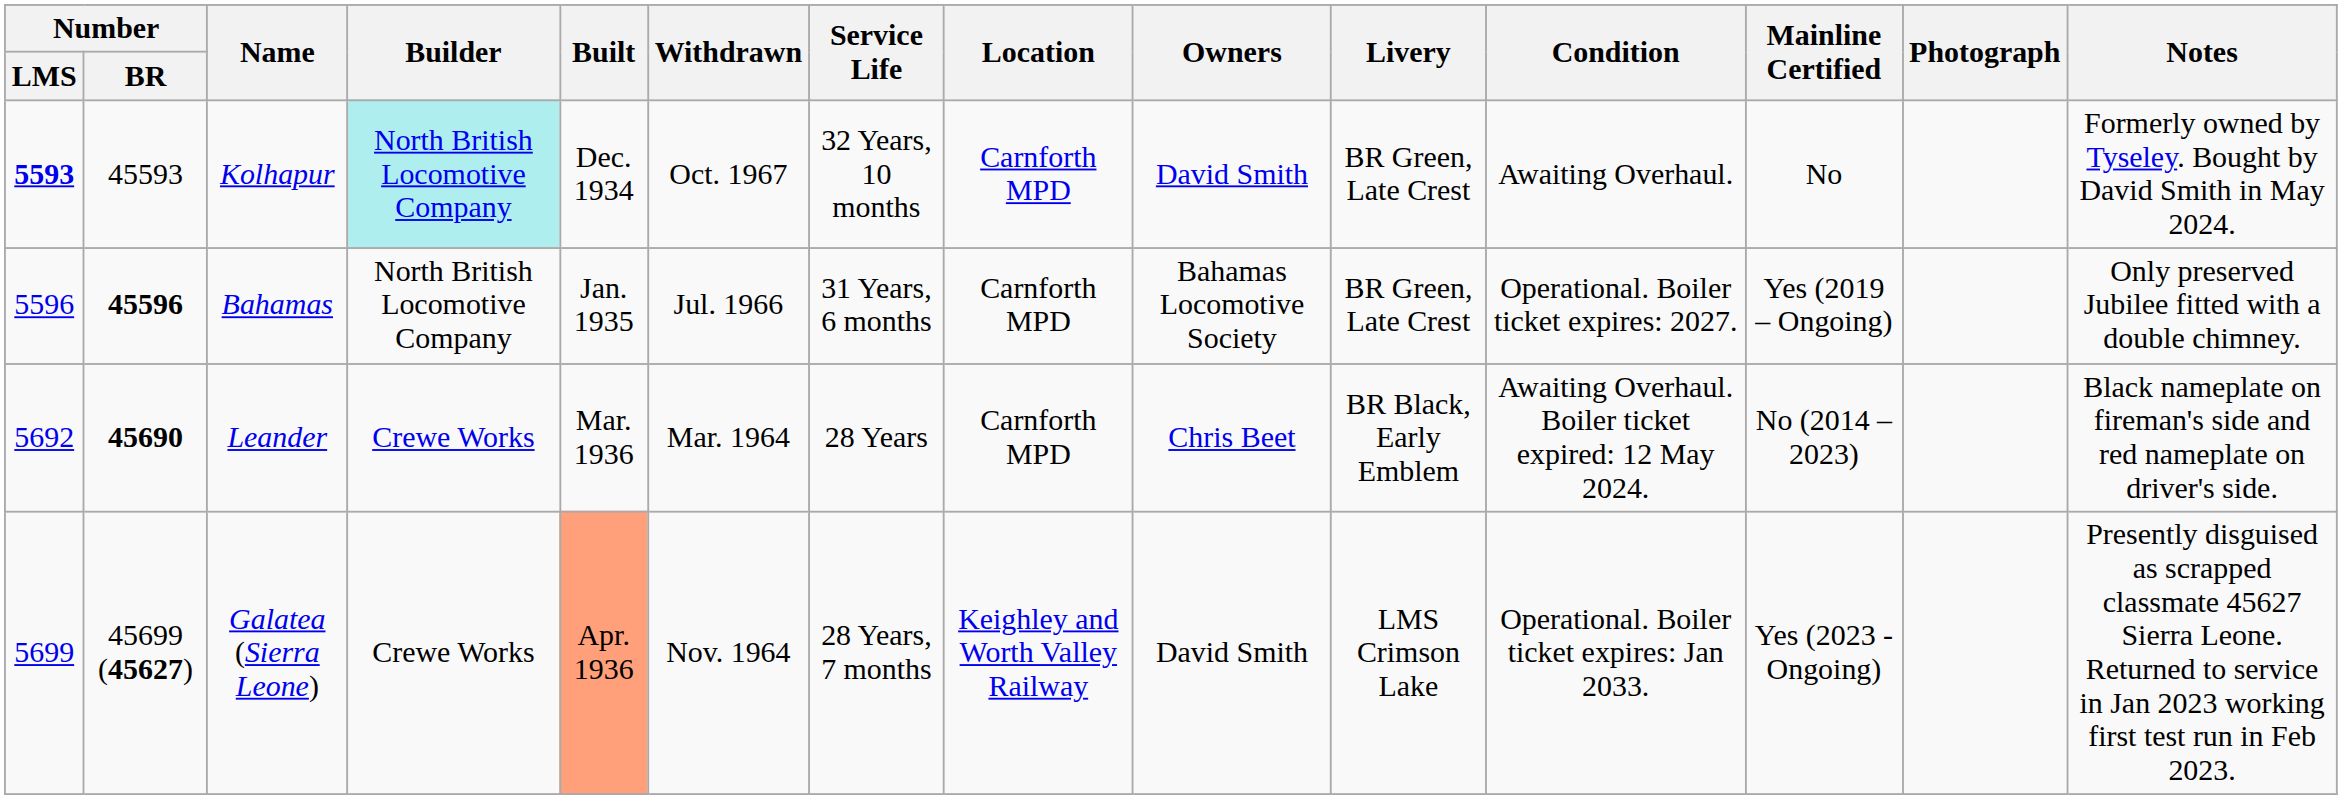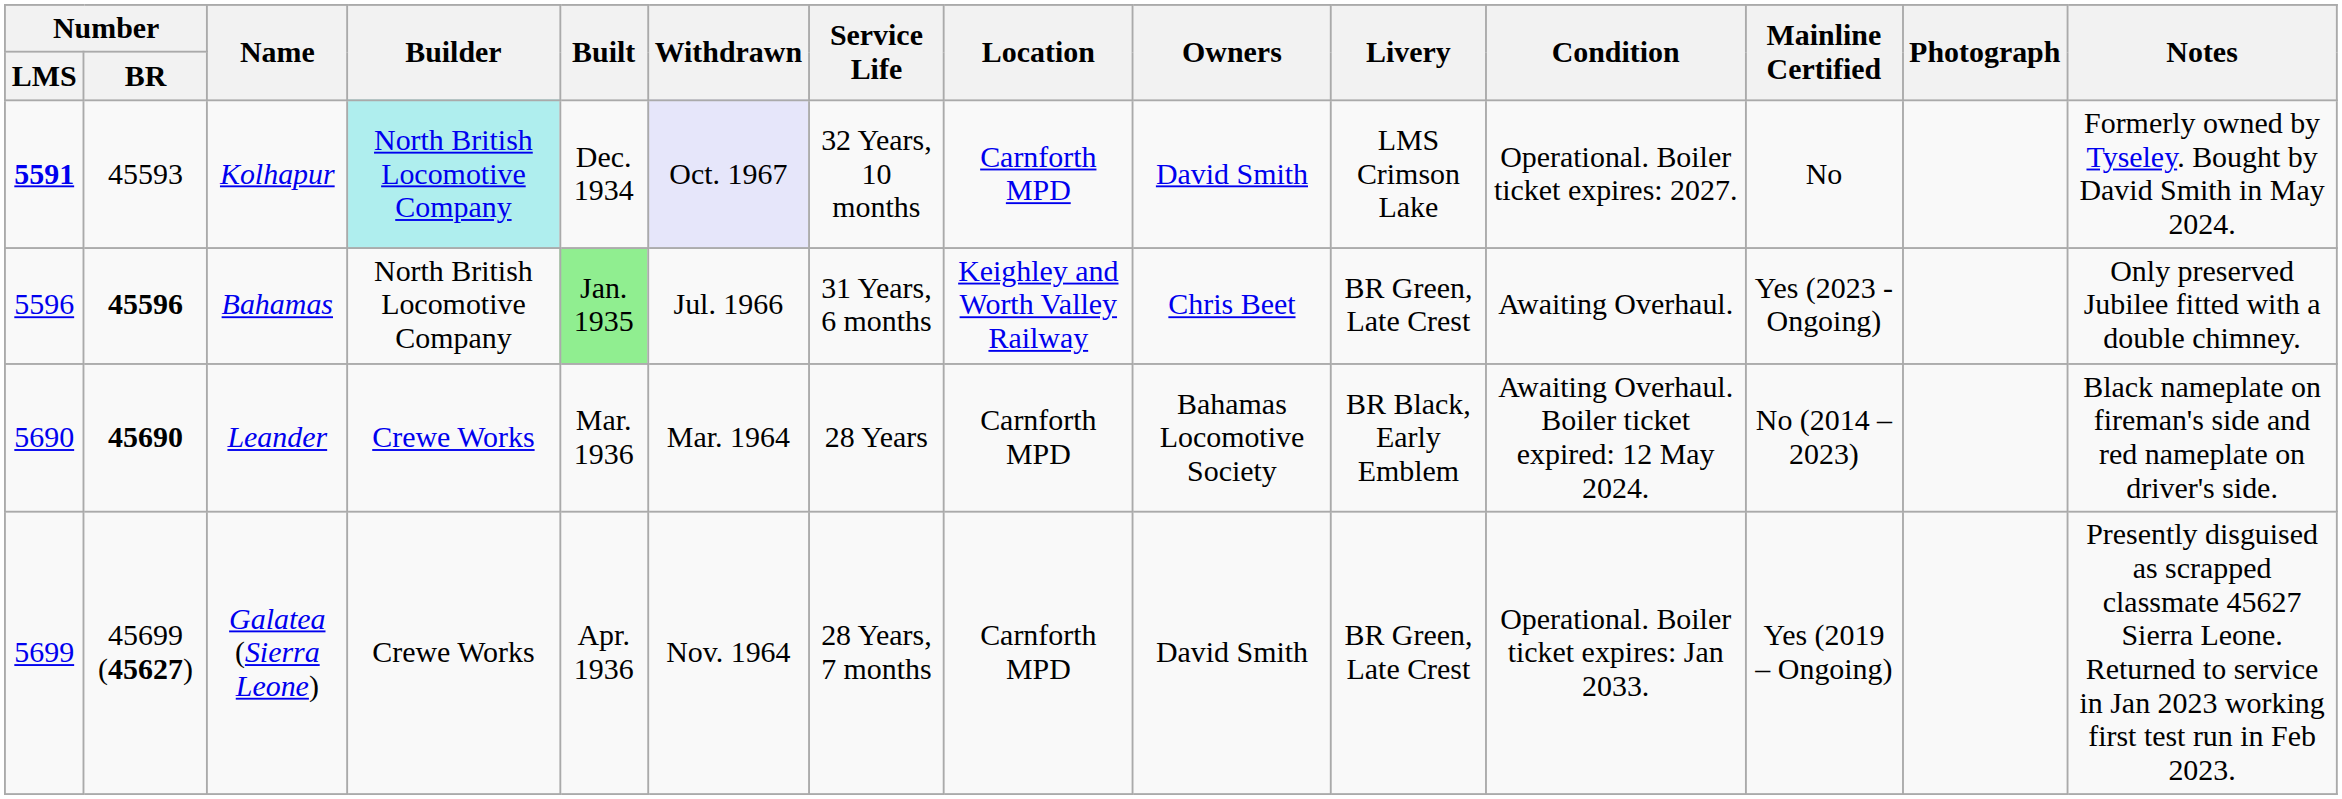(44, 173) 5593 -> (44, 173) 5591
(728, 173) no background -> (728, 173) lavender background
(1408, 173) BR Green, Late Crest -> (1408, 173) LMS Crimson Lake
(1616, 173) Awaiting Overhaul. -> (1616, 173) Operational. Boiler ticket expires: 2027.
(604, 305) no background -> (604, 305) lightgreen background
(1038, 305) Carnforth MPD -> (1038, 305) Keighley and Worth Valley Railway
(1232, 305) Bahamas Locomotive Society -> (1232, 305) Chris Beet
(1616, 305) Operational. Boiler ticket expires: 2027. -> (1616, 305) Awaiting Overhaul.
(1824, 305) Yes (2019 – Ongoing) -> (1824, 305) Yes (2023 - Ongoing)
(44, 436) 5692 -> (44, 436) 5690
(1232, 436) Chris Beet -> (1232, 436) Bahamas Locomotive Society
(604, 652) lightsalmon background -> (604, 652) no background
(1038, 652) Keighley and Worth Valley Railway -> (1038, 652) Carnforth MPD
(1408, 652) LMS Crimson Lake -> (1408, 652) BR Green, Late Crest
(1824, 652) Yes (2023 - Ongoing) -> (1824, 652) Yes (2019 – Ongoing)
